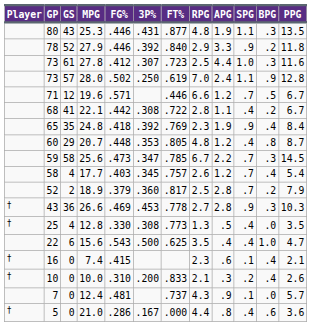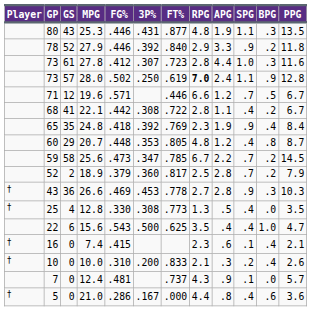(201, 63) 2.5 -> (201, 63) 2.8
(201, 79) normal -> (201, 79) bold
(270, 158) .3 -> (270, 158) .2
- row: (91, 174)
